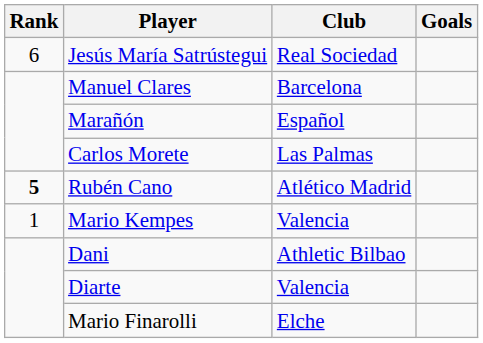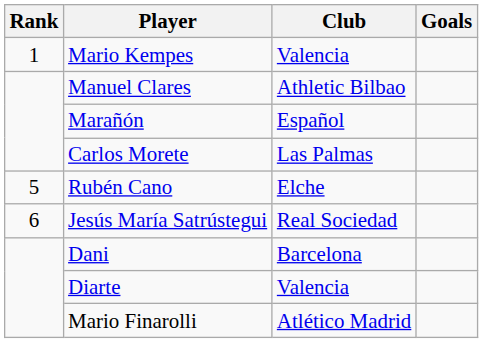rows swapped: (131, 220) <-> (168, 54)
(319, 87) Barcelona -> (341, 87) Athletic Bilbao
(34, 187) bold -> (34, 187) normal
(344, 187) Atlético Madrid -> (301, 187) Elche
(341, 253) Athletic Bilbao -> (319, 253) Barcelona
(301, 320) Elche -> (344, 320) Atlético Madrid
